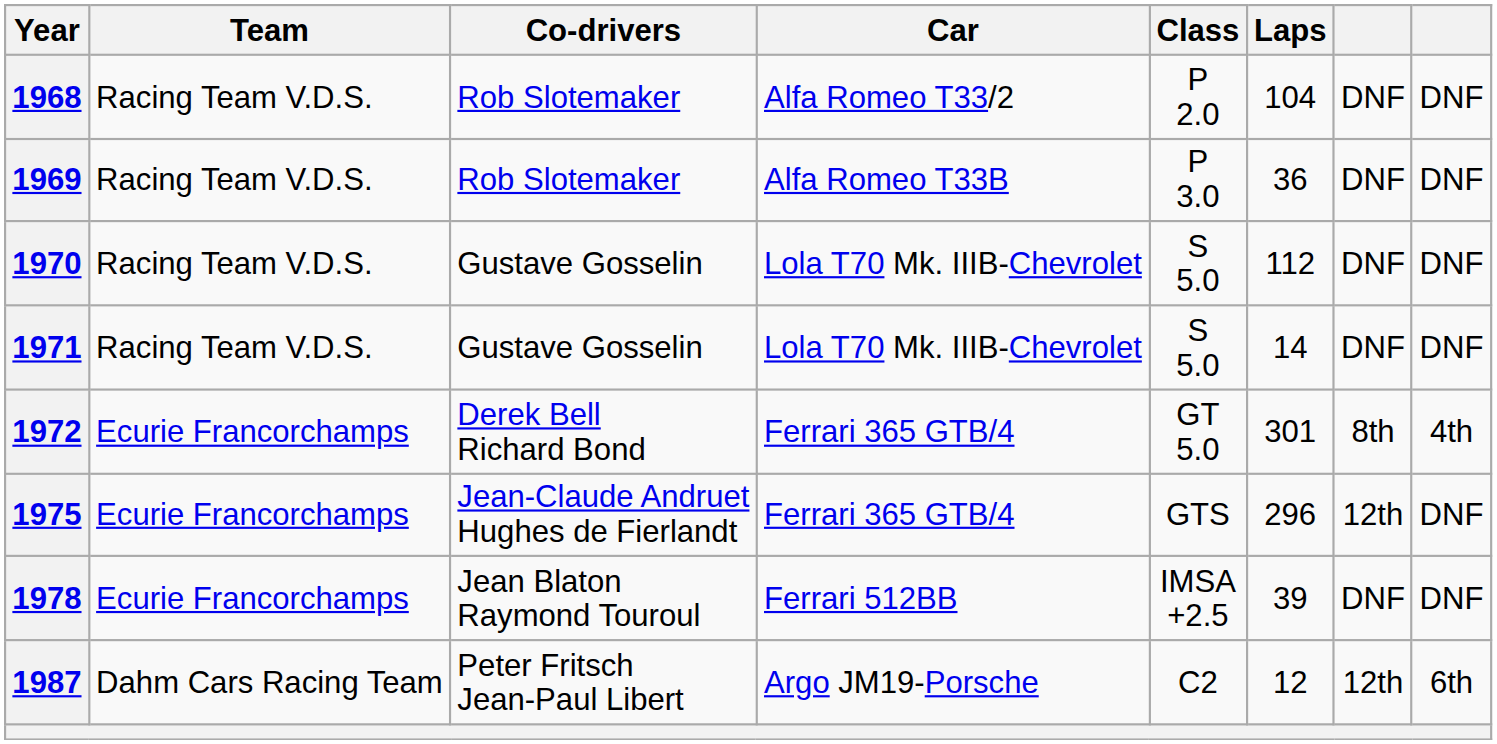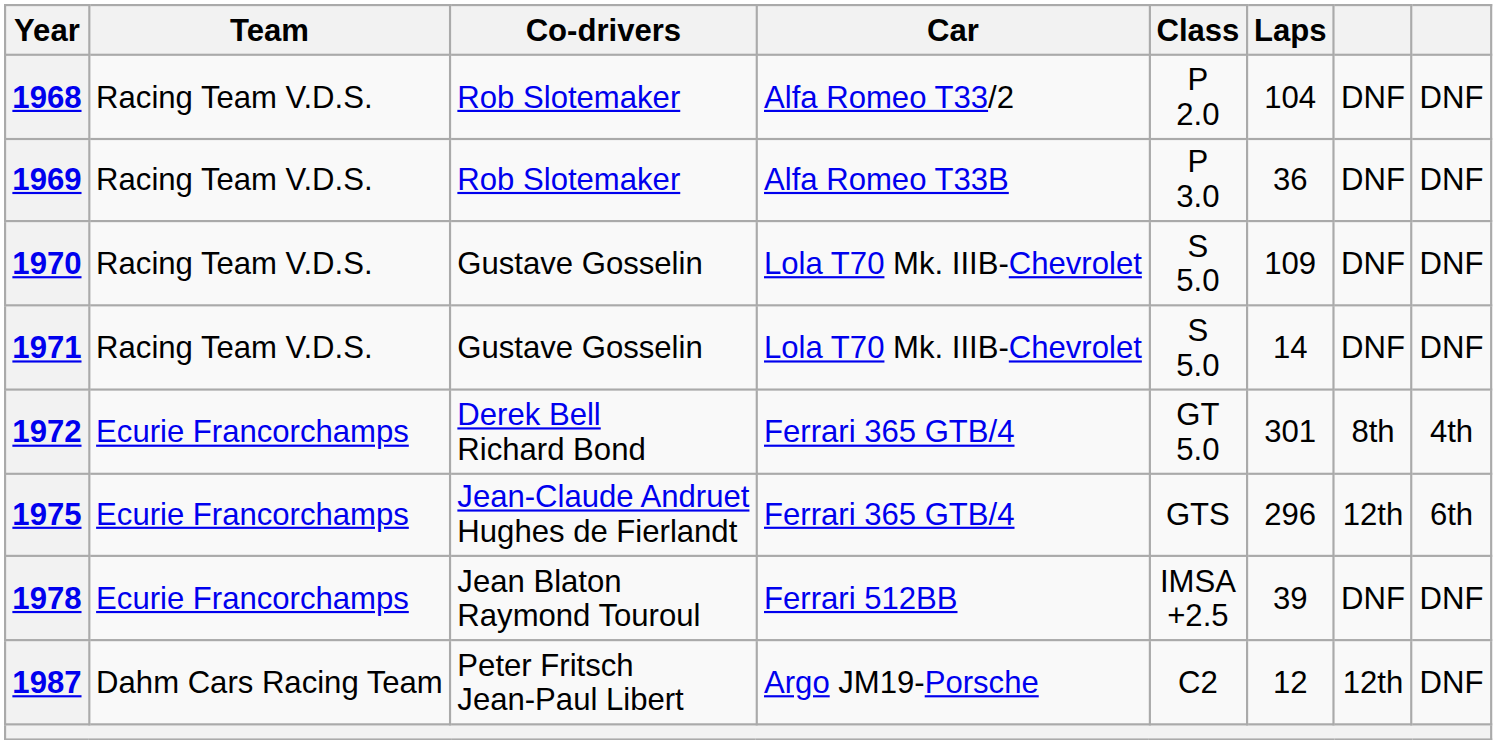(1290, 264) 112 -> (1290, 264) 109
(1452, 515) DNF -> (1452, 515) 6th
(1452, 682) 6th -> (1452, 682) DNF
